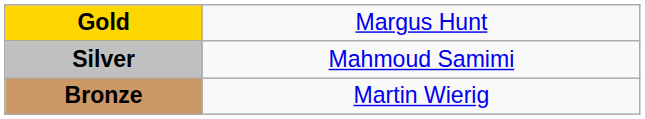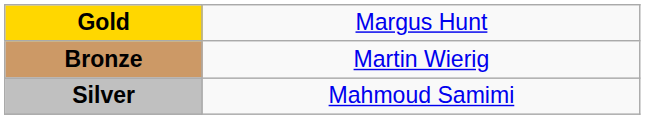rows swapped: (104, 59) <-> (104, 95)
